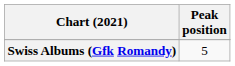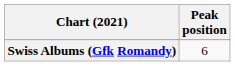(205, 50) 5 -> (205, 50) 6
